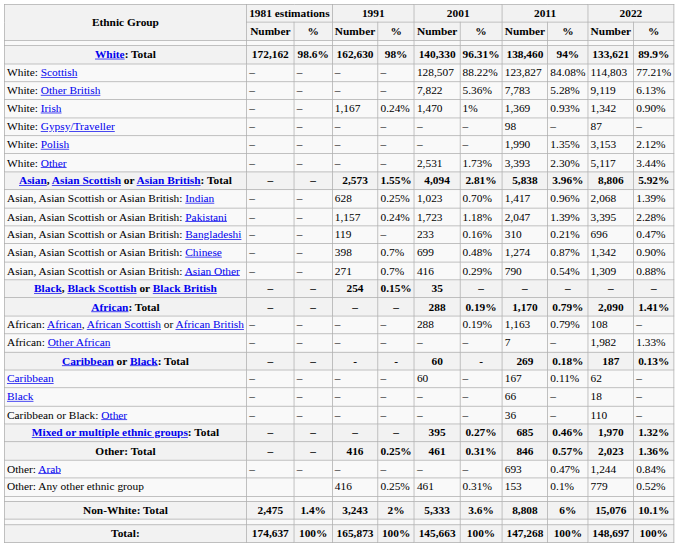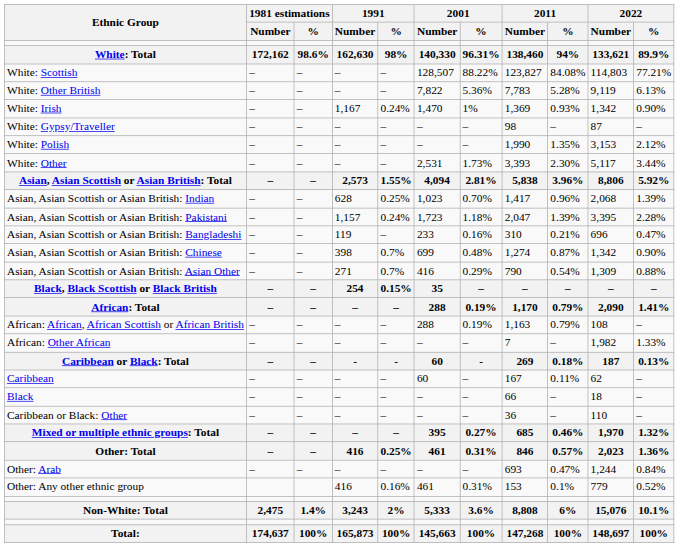(395, 487) 0.25% -> (395, 487) 0.16%
